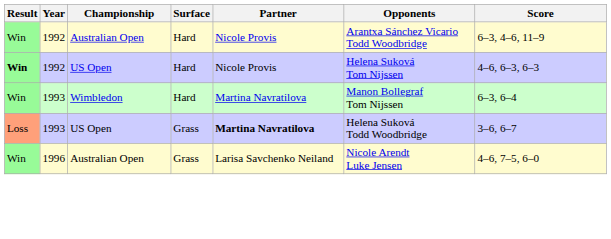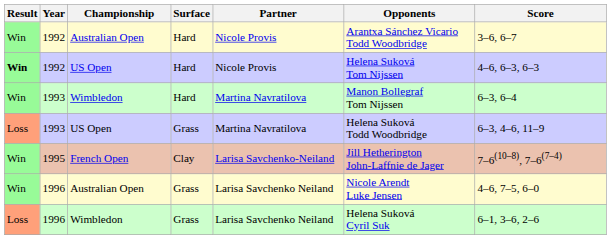(511, 37) 6–3, 4–6, 11–9 -> (497, 37) 3–6, 6–7
(265, 128) bold -> (261, 128) normal
(497, 128) 3–6, 6–7 -> (511, 128) 6–3, 4–6, 11–9
+ row: (54, 158)
+ row: (54, 219)
